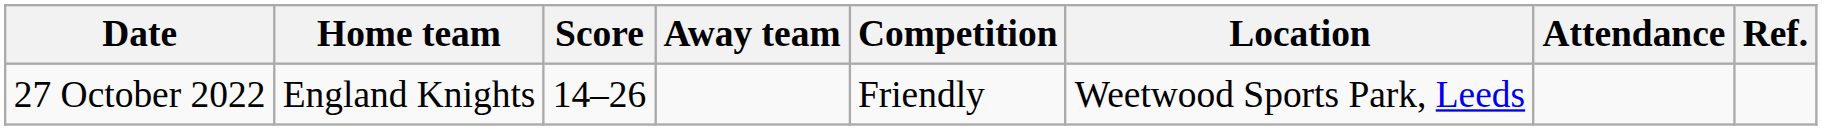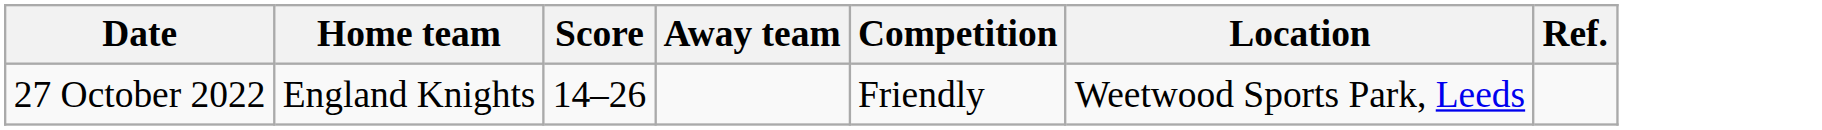- column: (1634, 34)
